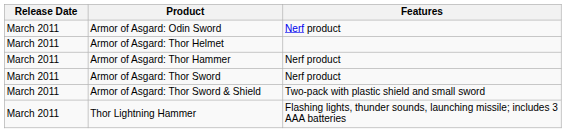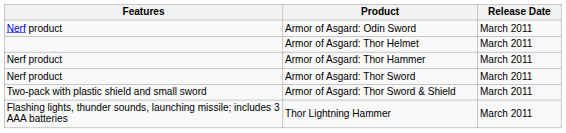columns swapped: (46, 12) <-> (422, 12)
